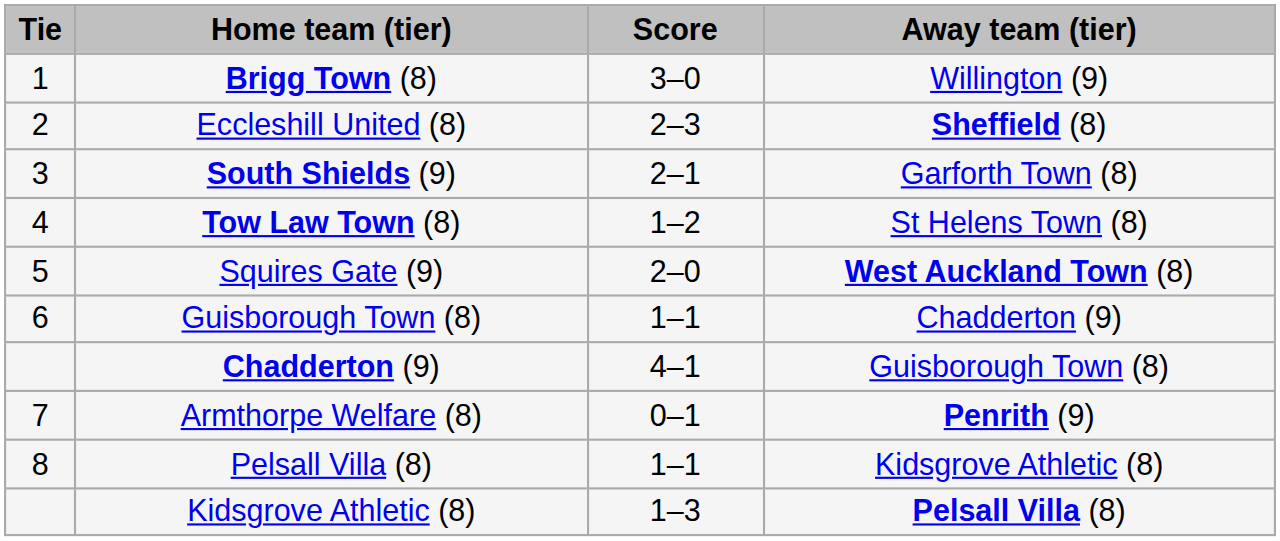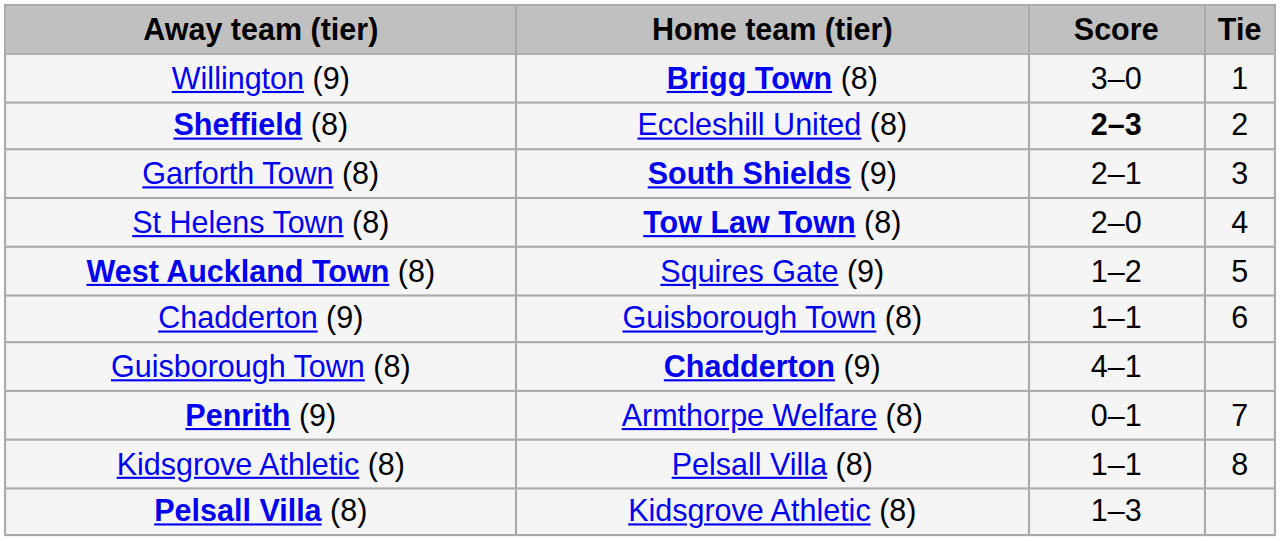columns swapped: (40, 30) <-> (1019, 30)
(675, 126) normal -> (1116, 126) bold
(675, 222) 1–2 -> (1116, 222) 2–0
(675, 271) 2–0 -> (1116, 271) 1–2
